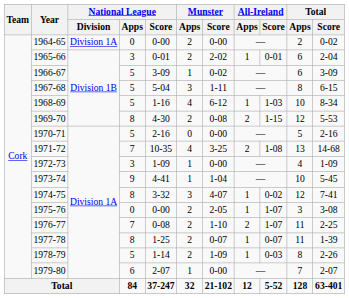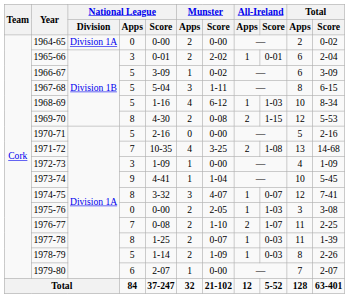(274, 194) 0-02 -> (274, 194) 0-07
(274, 210) 1-07 -> (274, 210) 1-03
(274, 240) 0-07 -> (274, 240) 0-03
